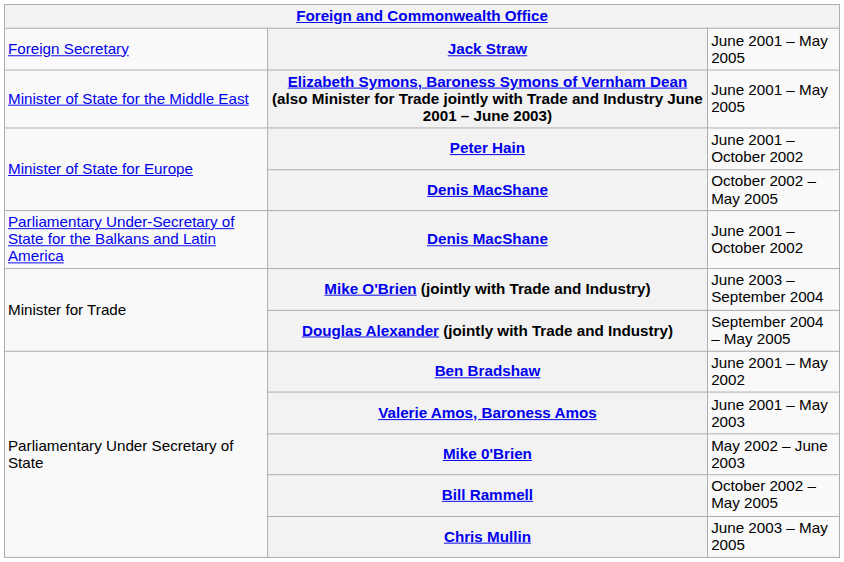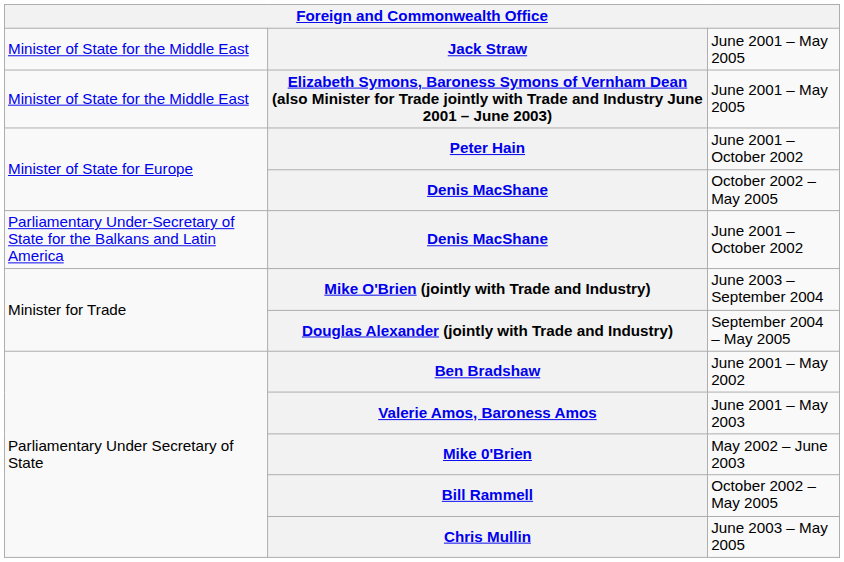(68, 49) Foreign Secretary -> (128, 49) Minister of State for the Middle East
